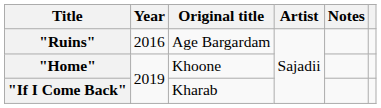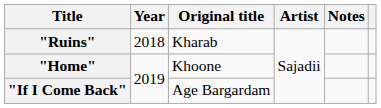(149, 41) 2016 -> (149, 41) 2018
(221, 41) Age Bargardam -> (195, 41) Kharab
(195, 90) Kharab -> (221, 90) Age Bargardam
